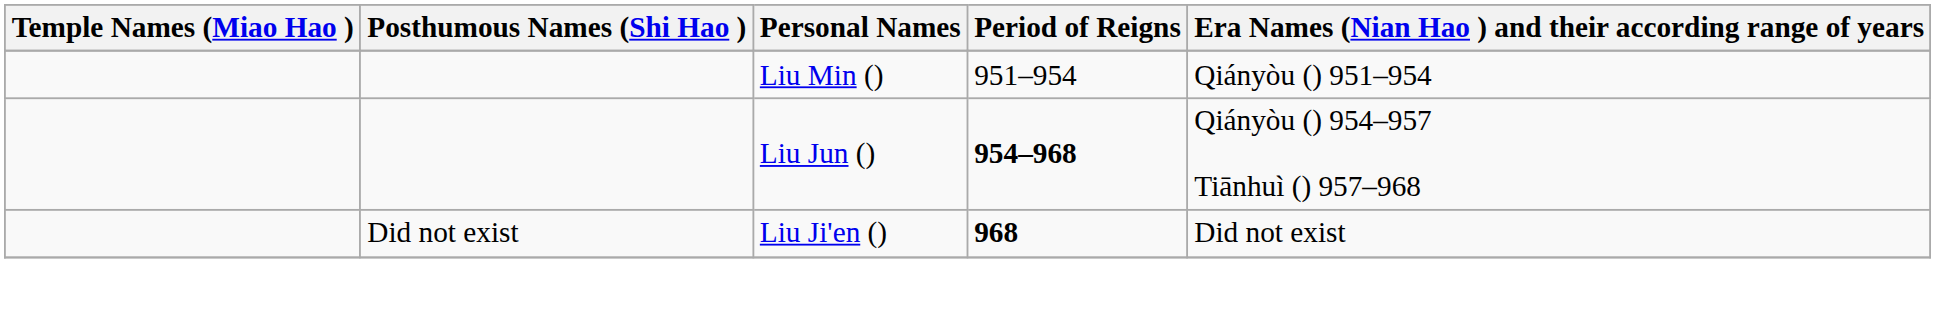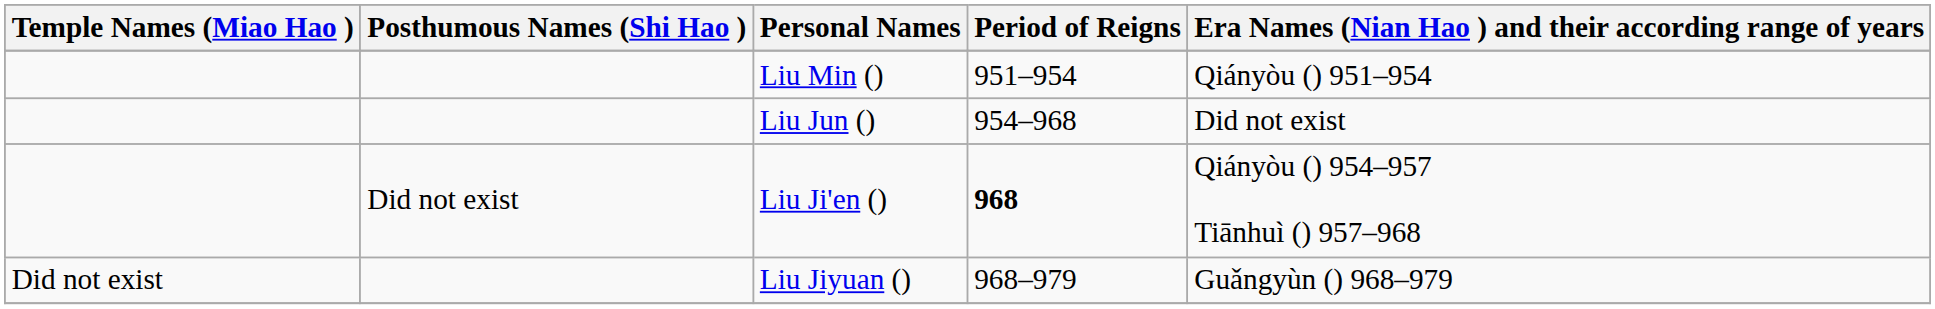(1025, 153) bold -> (1025, 120) normal
(1313, 153) Qiányòu () 954–957 Tiānhuì () 957–968 -> (1270, 120) Did not exist
(1270, 232) Did not exist -> (1313, 199) Qiányòu () 954–957 Tiānhuì () 957–968
+ row: (835, 279)
